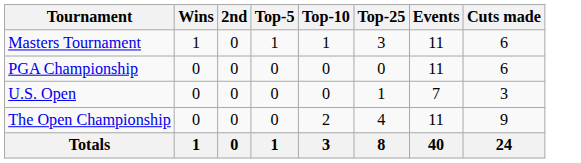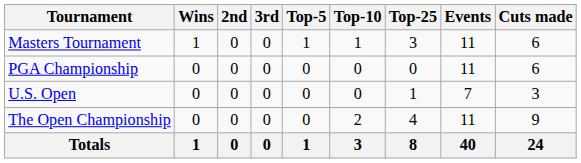+ column: (267, 17)
